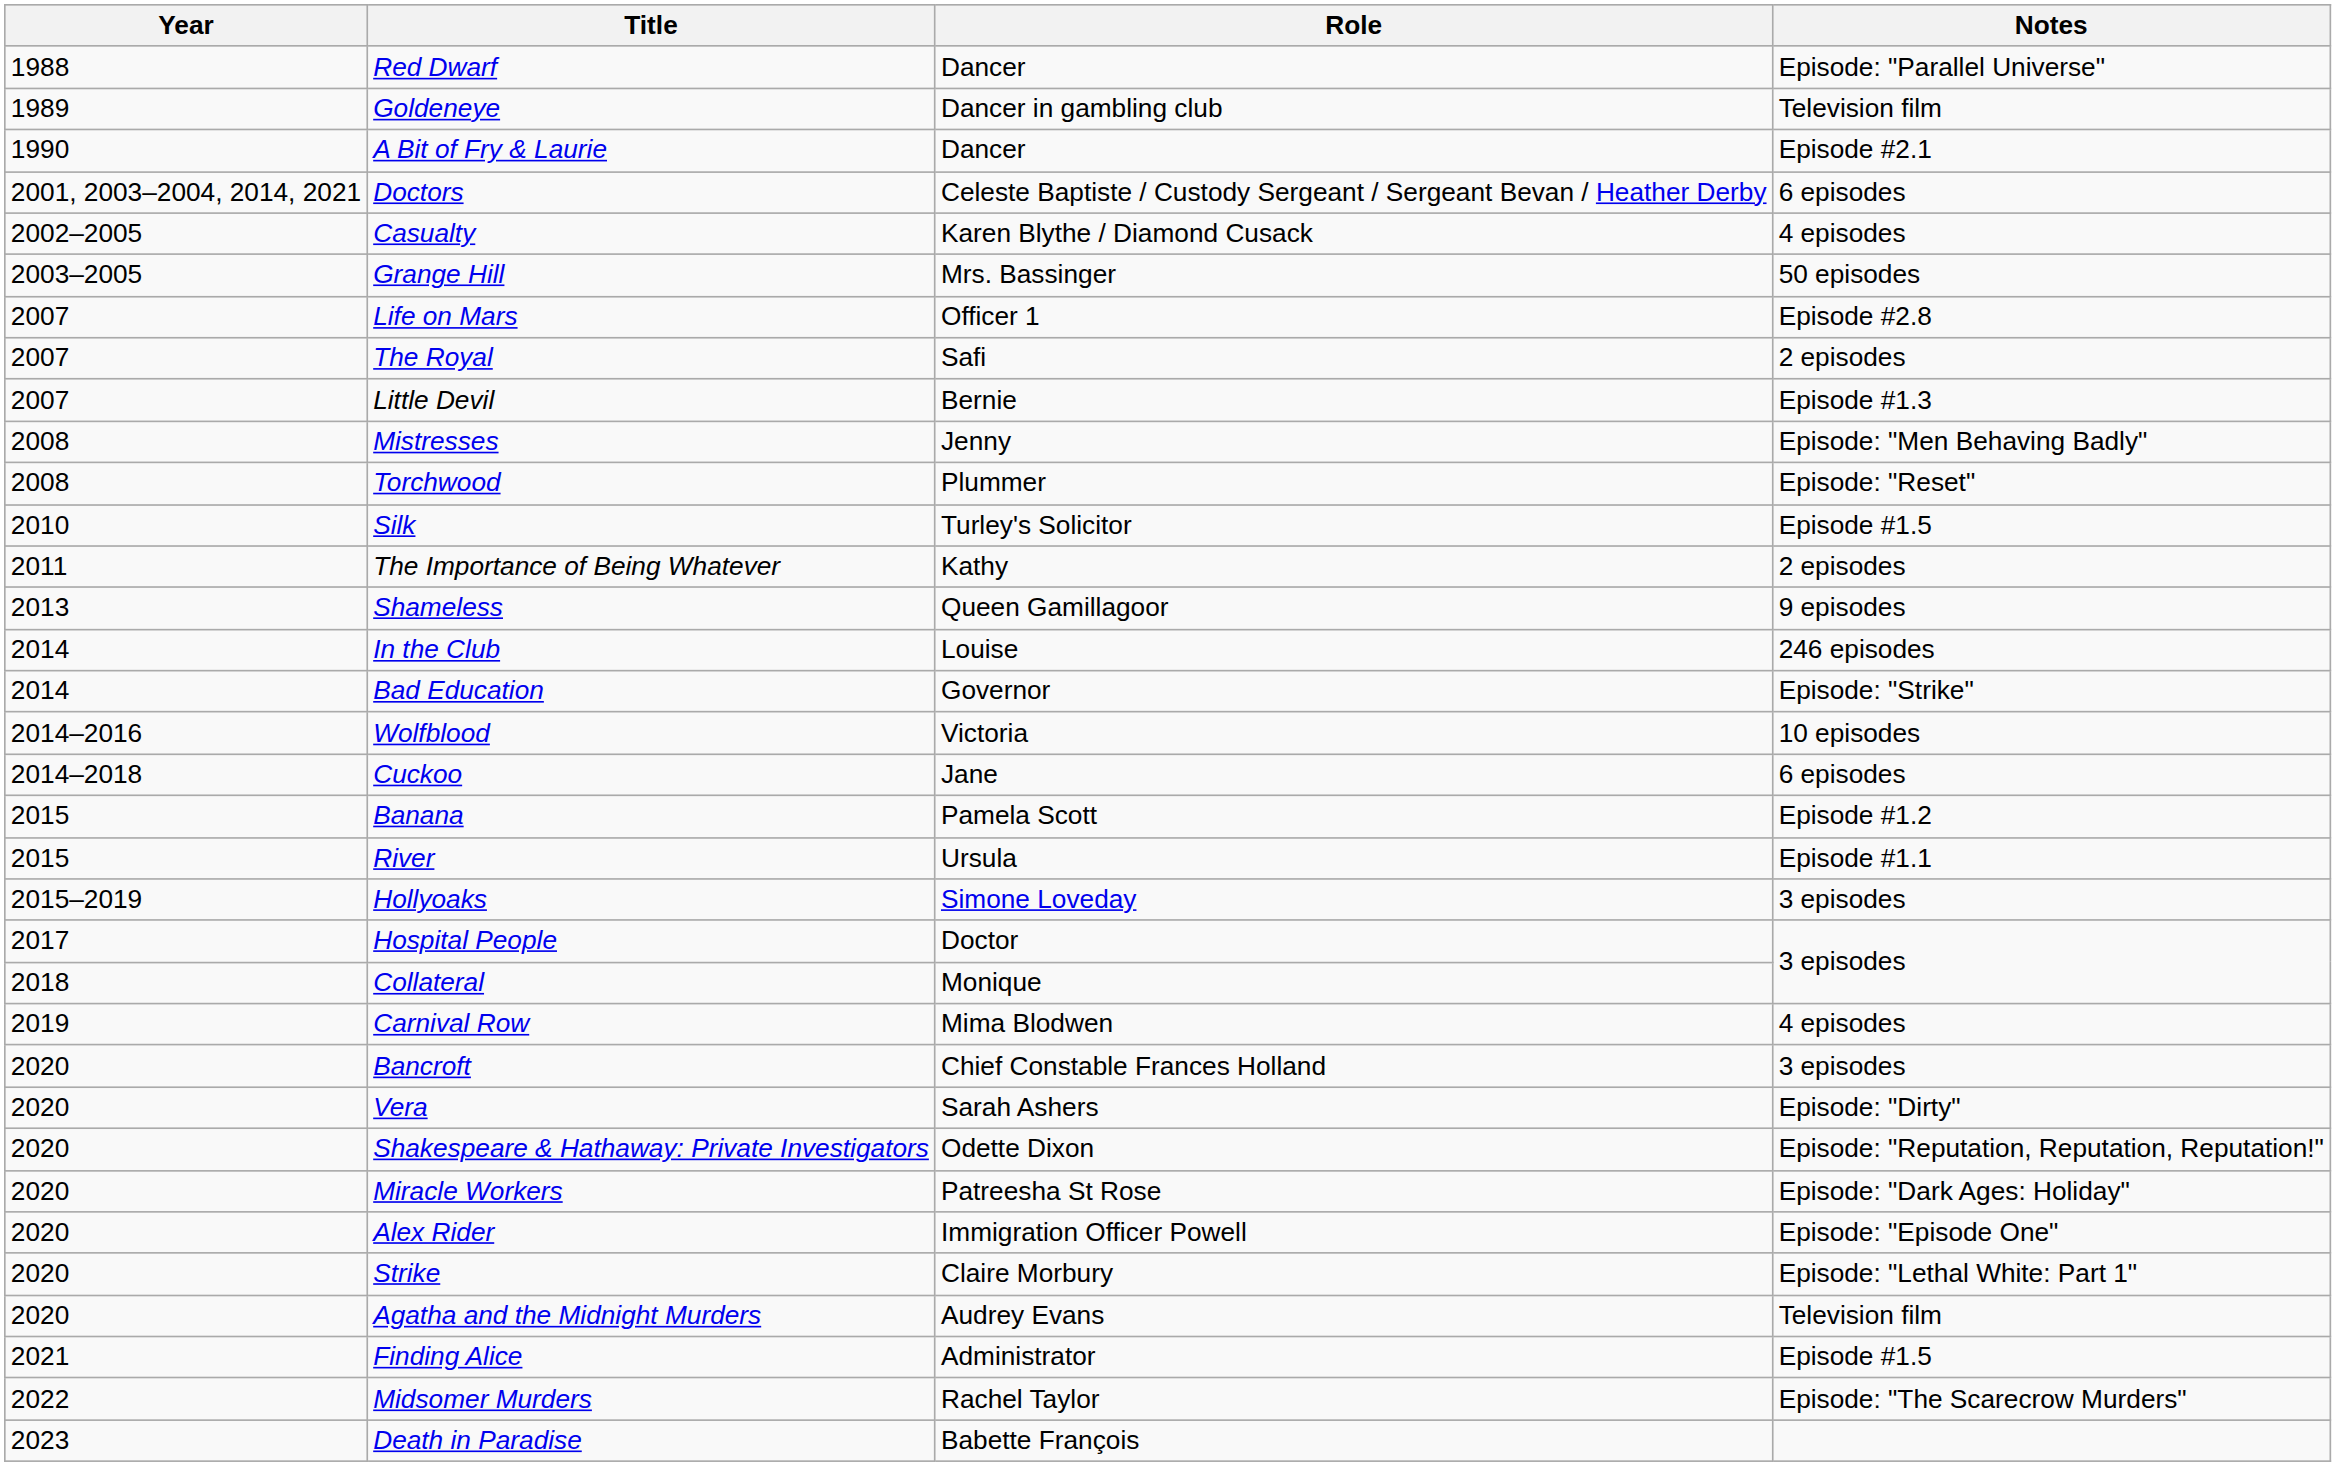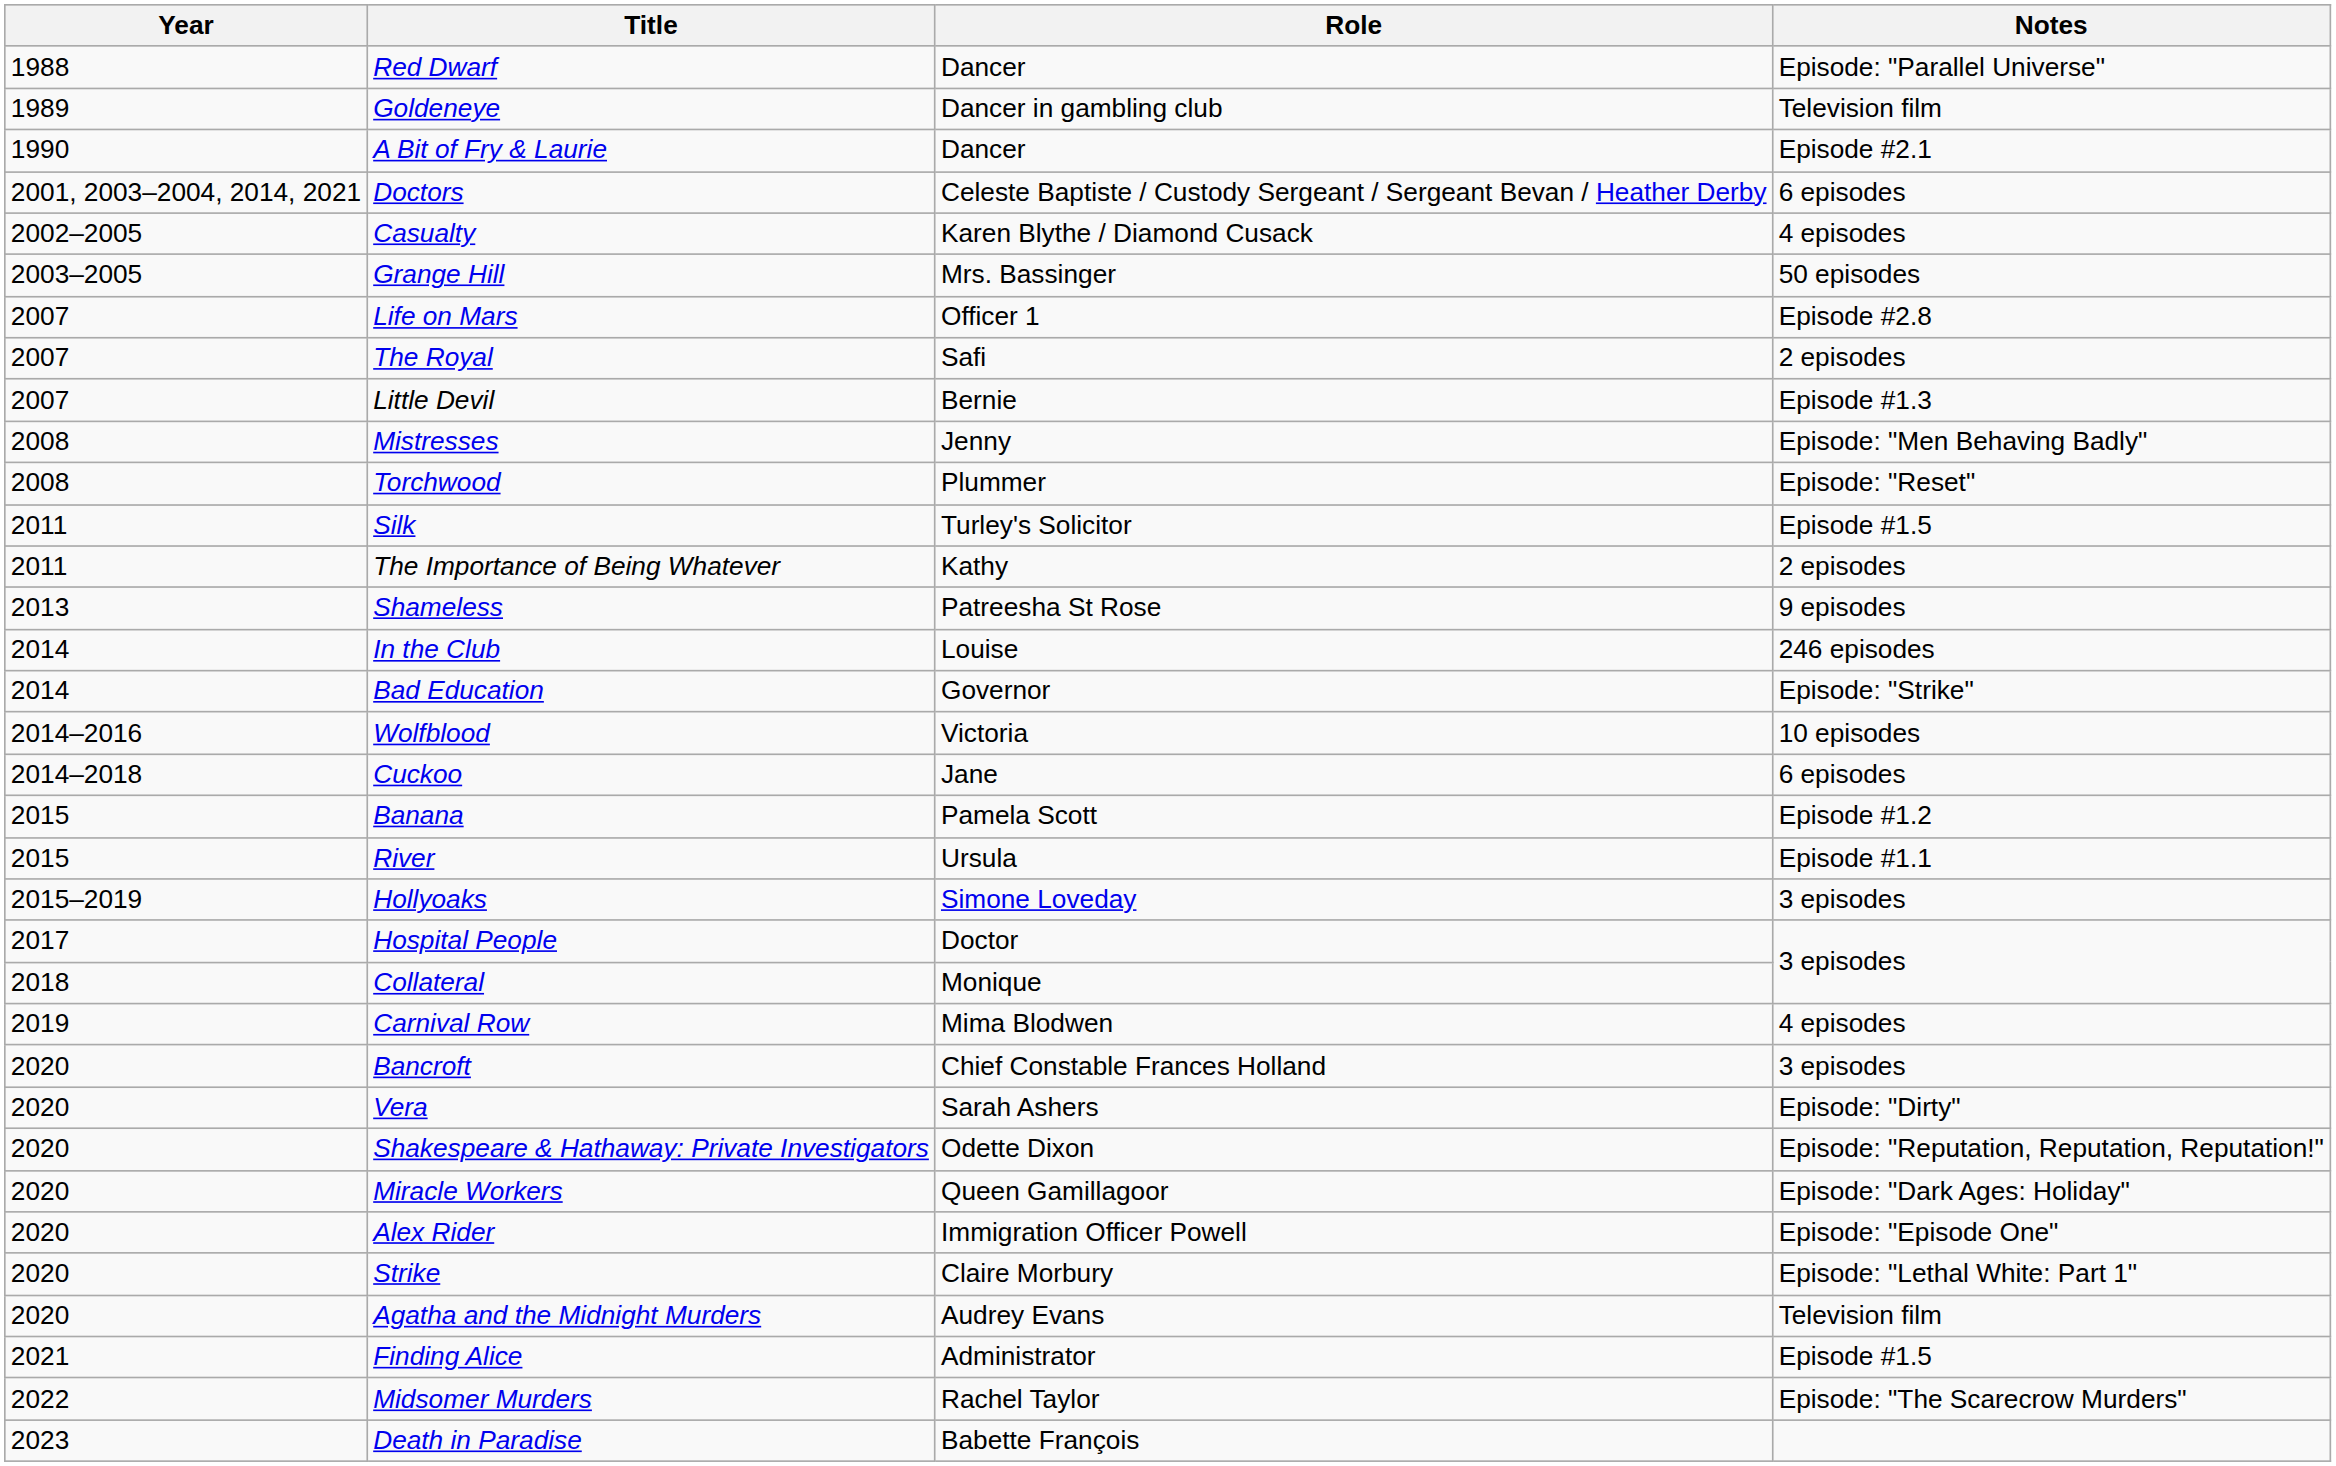(40, 524) 2010 -> (39, 524) 2011
(1055, 607) Queen Gamillagoor -> (1051, 607) Patreesha St Rose
(1051, 1190) Patreesha St Rose -> (1055, 1190) Queen Gamillagoor
